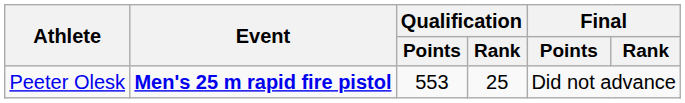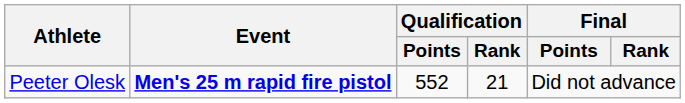(432, 82) 553 -> (432, 82) 552
(497, 82) 25 -> (497, 82) 21
